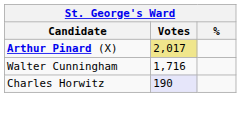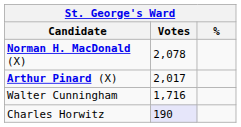+ row: (69, 55)
(169, 48) khaki background -> (169, 78) no background
